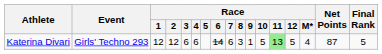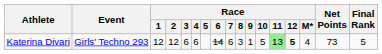(292, 42) normal -> (292, 42) bold
(332, 42) 87 -> (332, 42) 73
